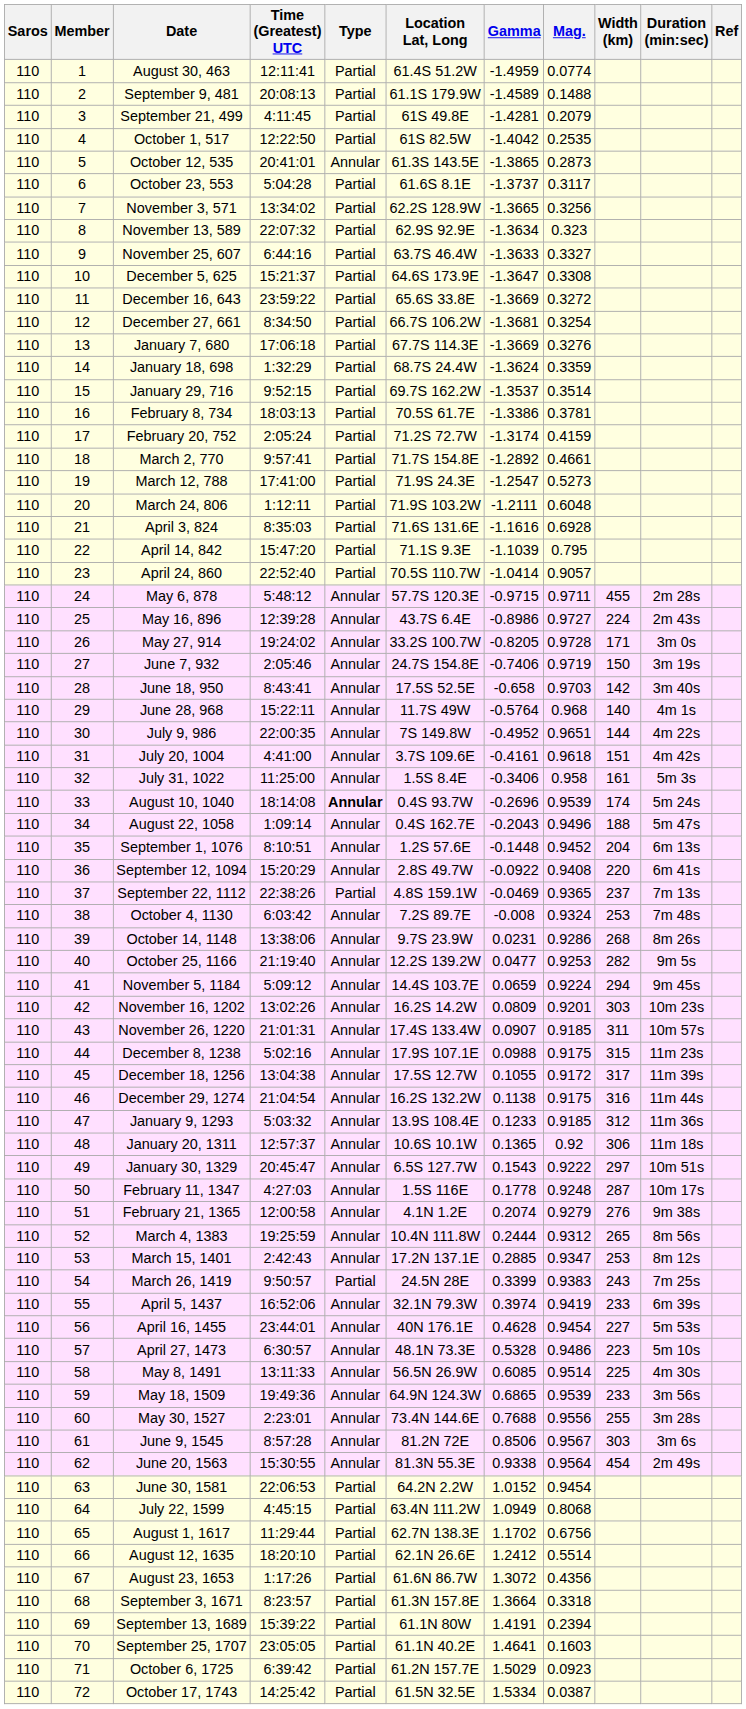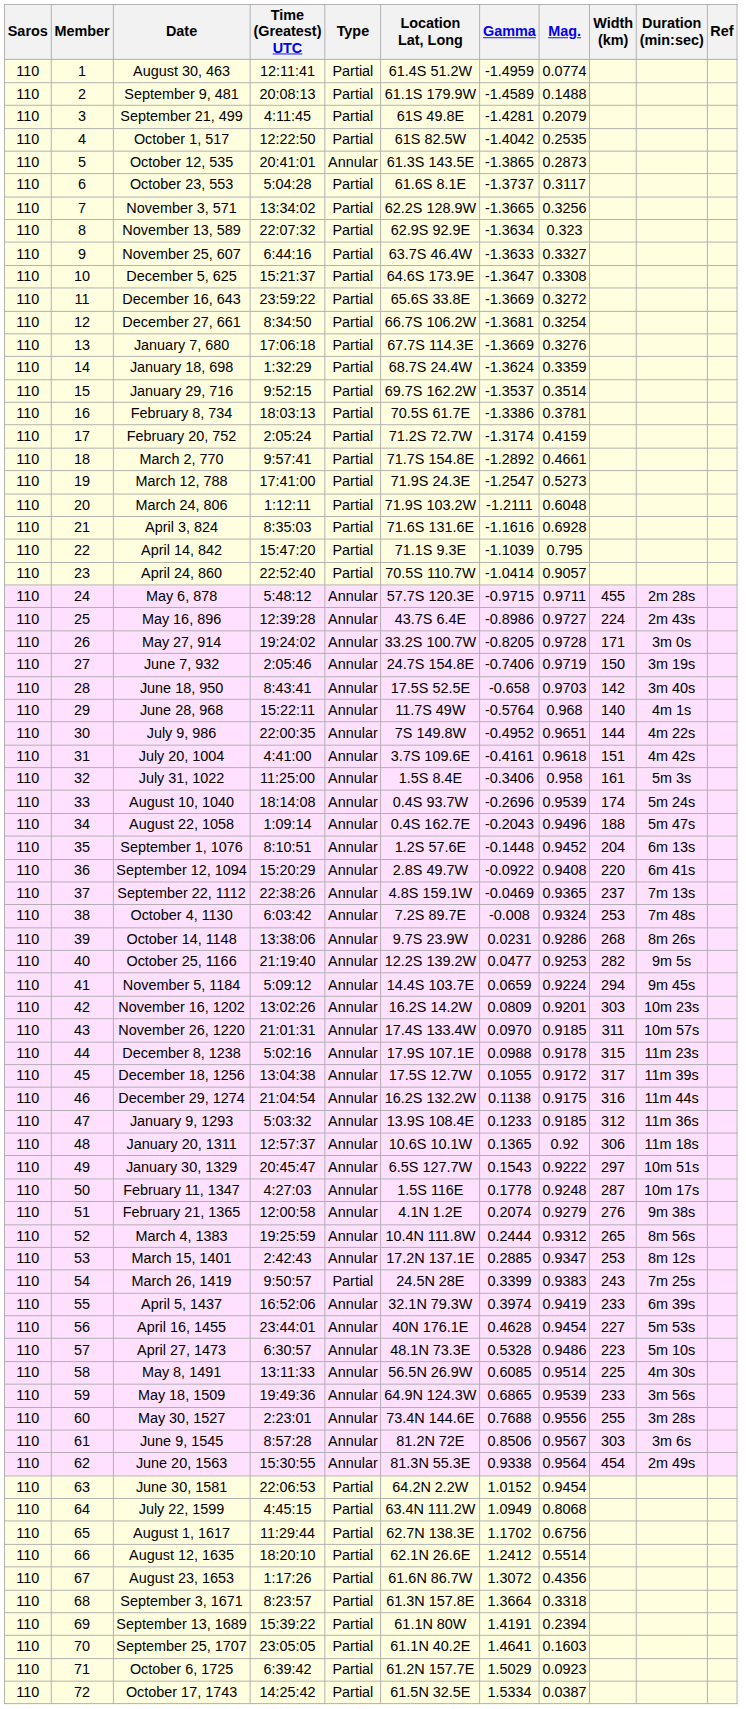(355, 801) bold -> (353, 801) normal
(355, 893) Partial -> (353, 893) Annular
(514, 1030) 0.0907 -> (509, 1030) 0.0970
(569, 1053) 0.9175 -> (565, 1053) 0.9178
